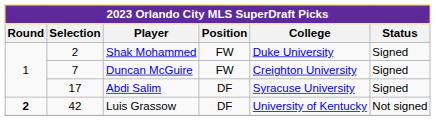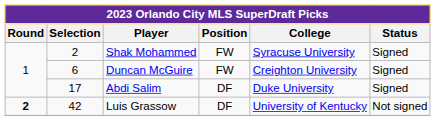(293, 52) Duke University -> (304, 52) Syracuse University
(75, 70) 7 -> (75, 70) 6
(304, 88) Syracuse University -> (293, 88) Duke University
